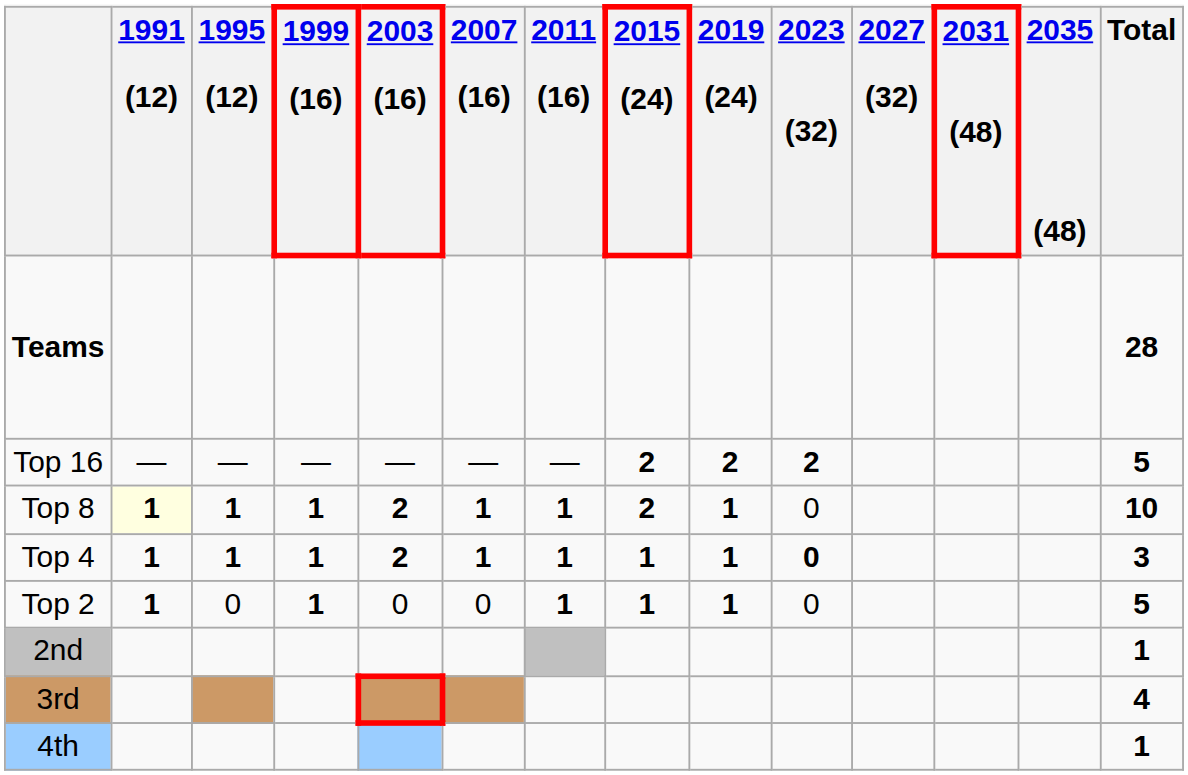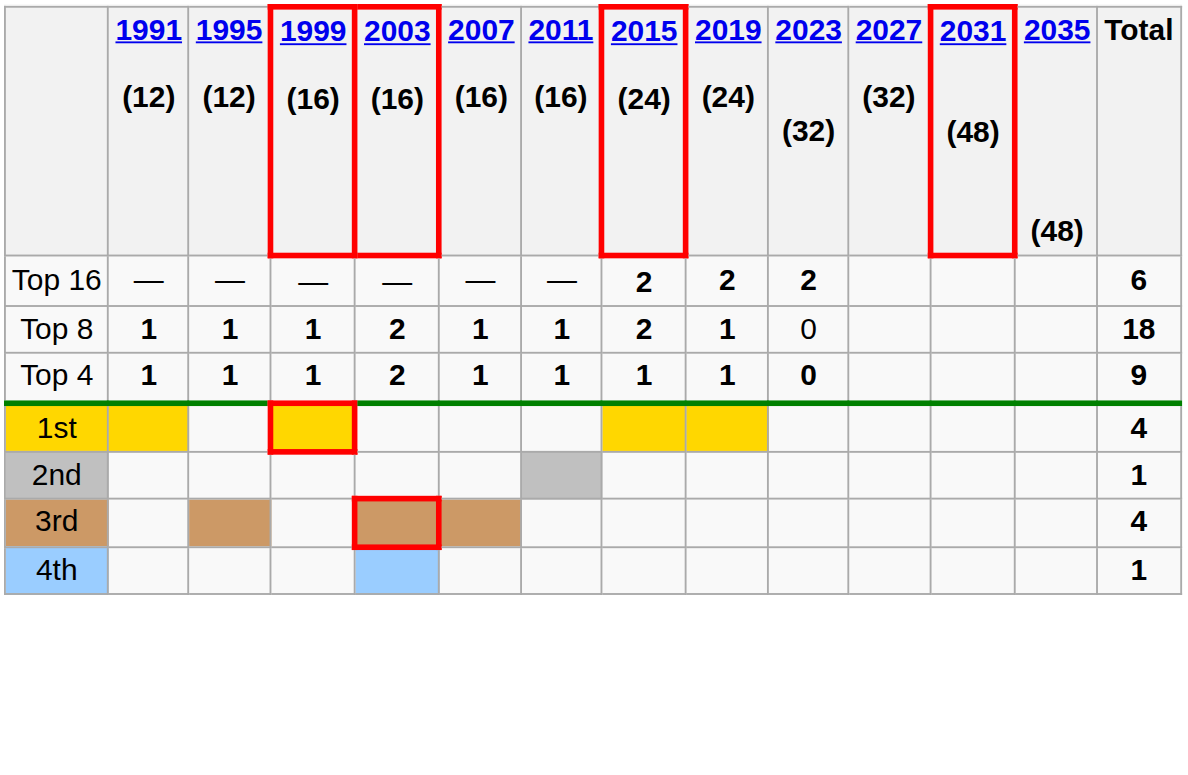- row: (58, 346)
(1142, 461) 5 -> (1139, 280) 6
(151, 509) lightyellow background -> (149, 328) no background
(1142, 509) 10 -> (1139, 328) 18
(1142, 556) 3 -> (1139, 376) 9
- row: (58, 603)
+ row: (57, 427)
